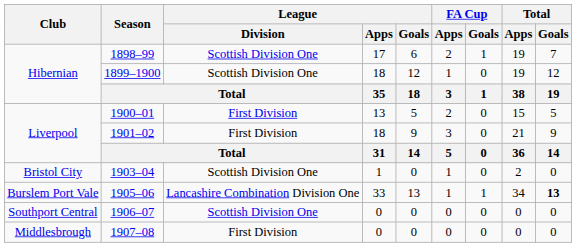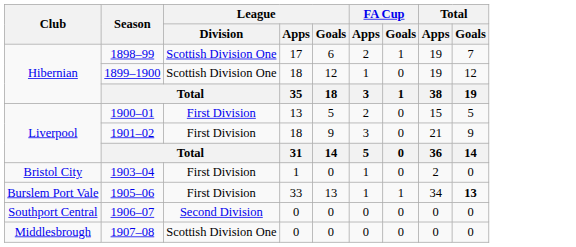(263, 172) Scottish Division One -> (221, 172) First Division
(263, 192) Lancashire Combination Division One -> (221, 192) First Division
(263, 212) Scottish Division One -> (221, 212) Second Division
(263, 232) First Division -> (221, 232) Scottish Division One
